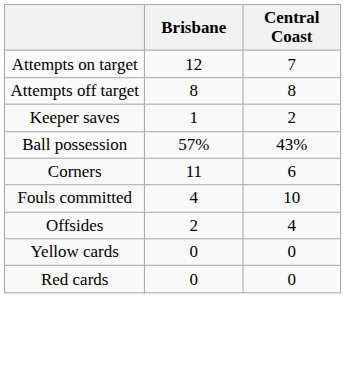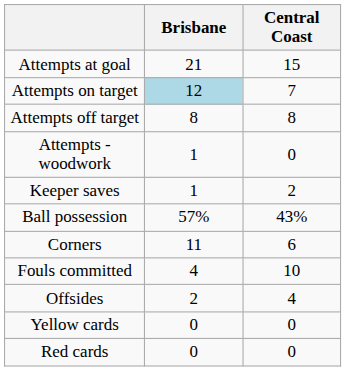+ row: (75, 63)
(194, 63) no background -> (194, 90) lightblue background
+ row: (75, 154)
